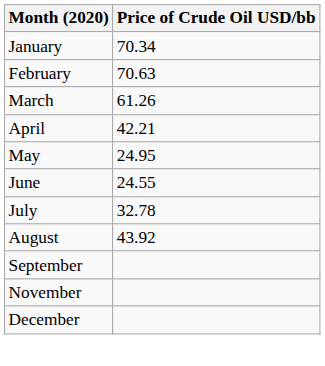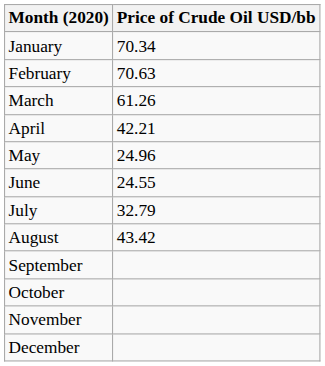(136, 155) 24.95 -> (136, 155) 24.96
(136, 210) 32.78 -> (136, 210) 32.79
(136, 237) 43.92 -> (136, 237) 43.42
+ row: (36, 292)
